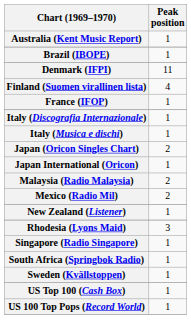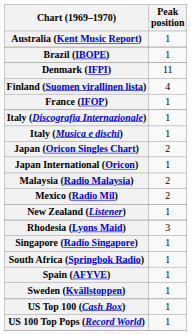+ row: (76, 275)
